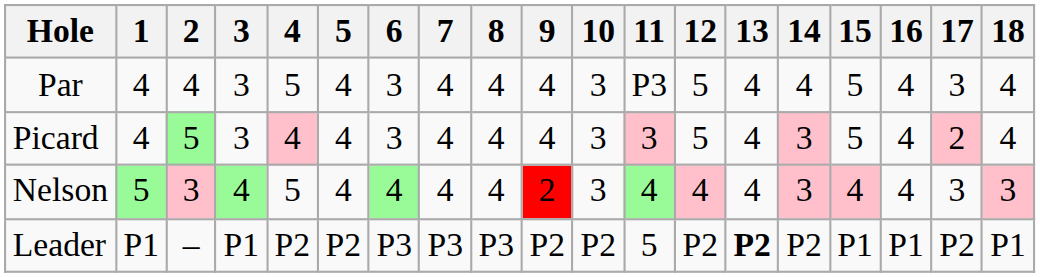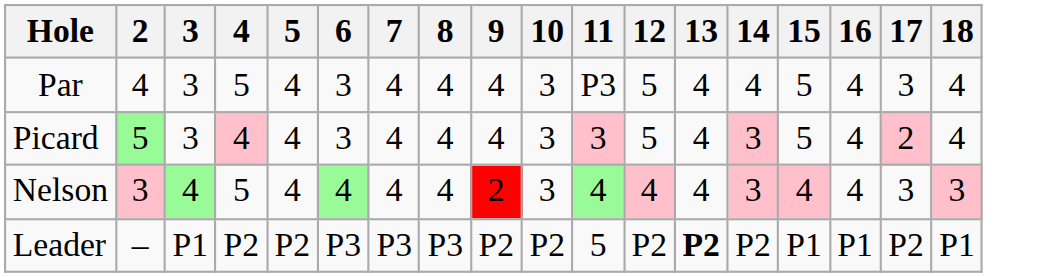- column: (141, 31)
